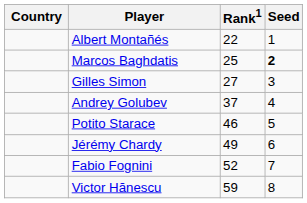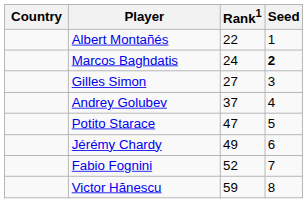(230, 60) 25 -> (230, 60) 24
(230, 123) 46 -> (230, 123) 47
